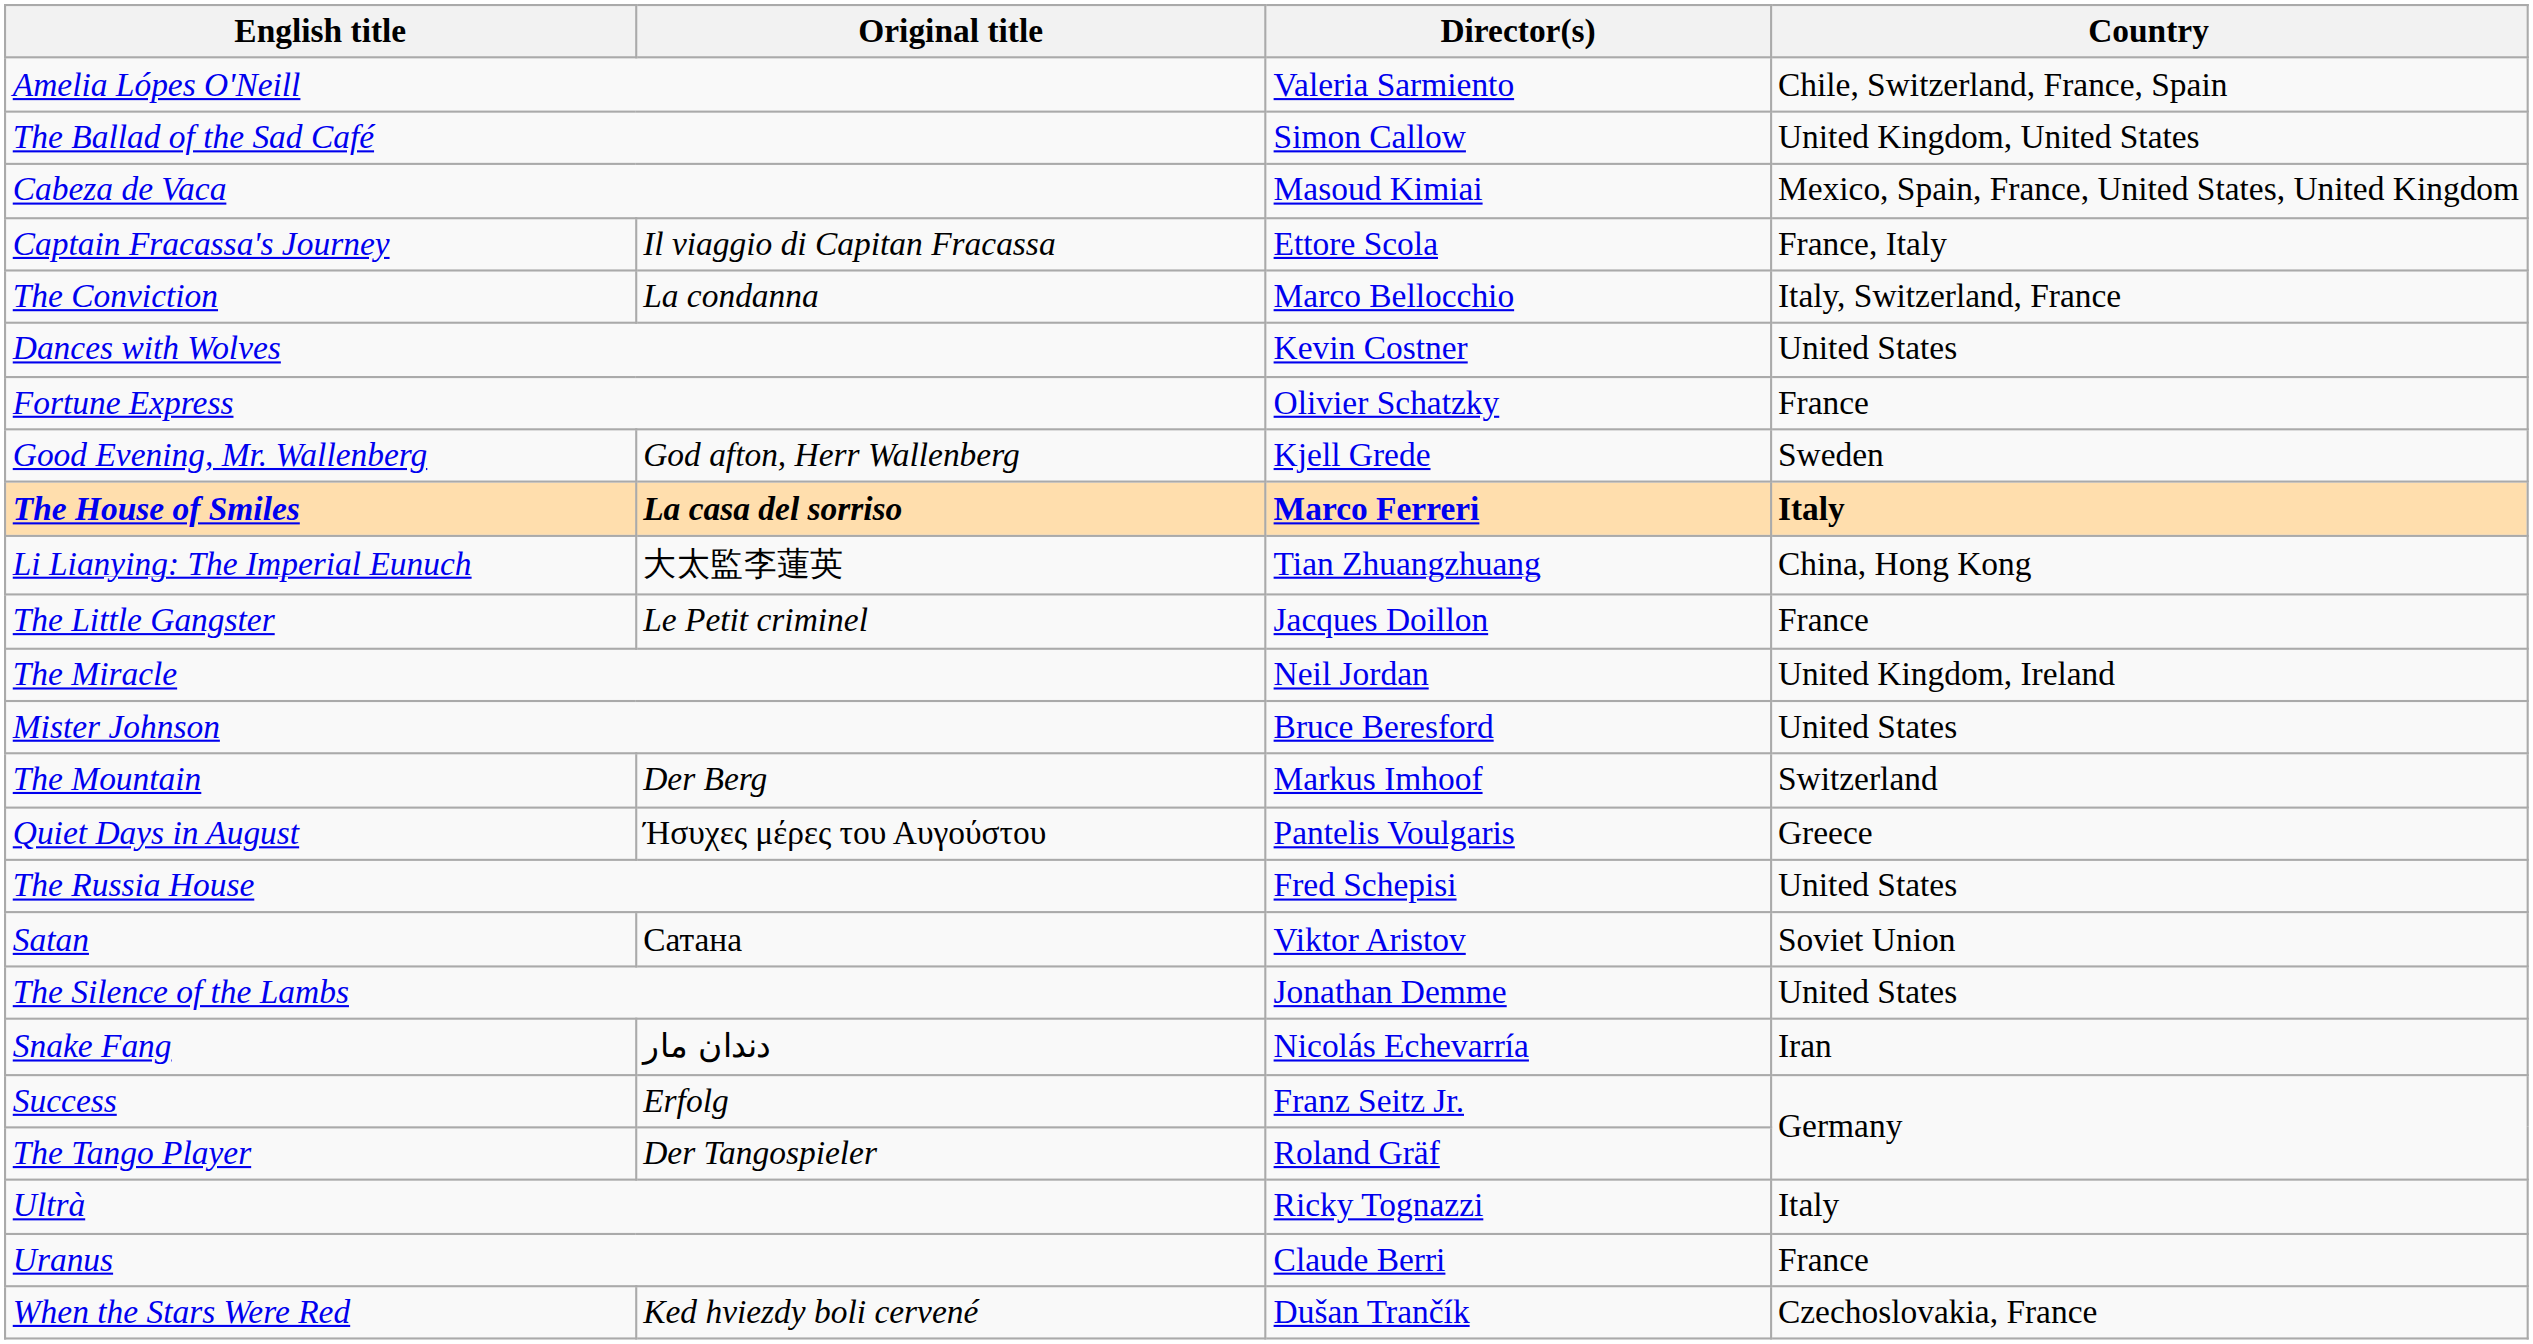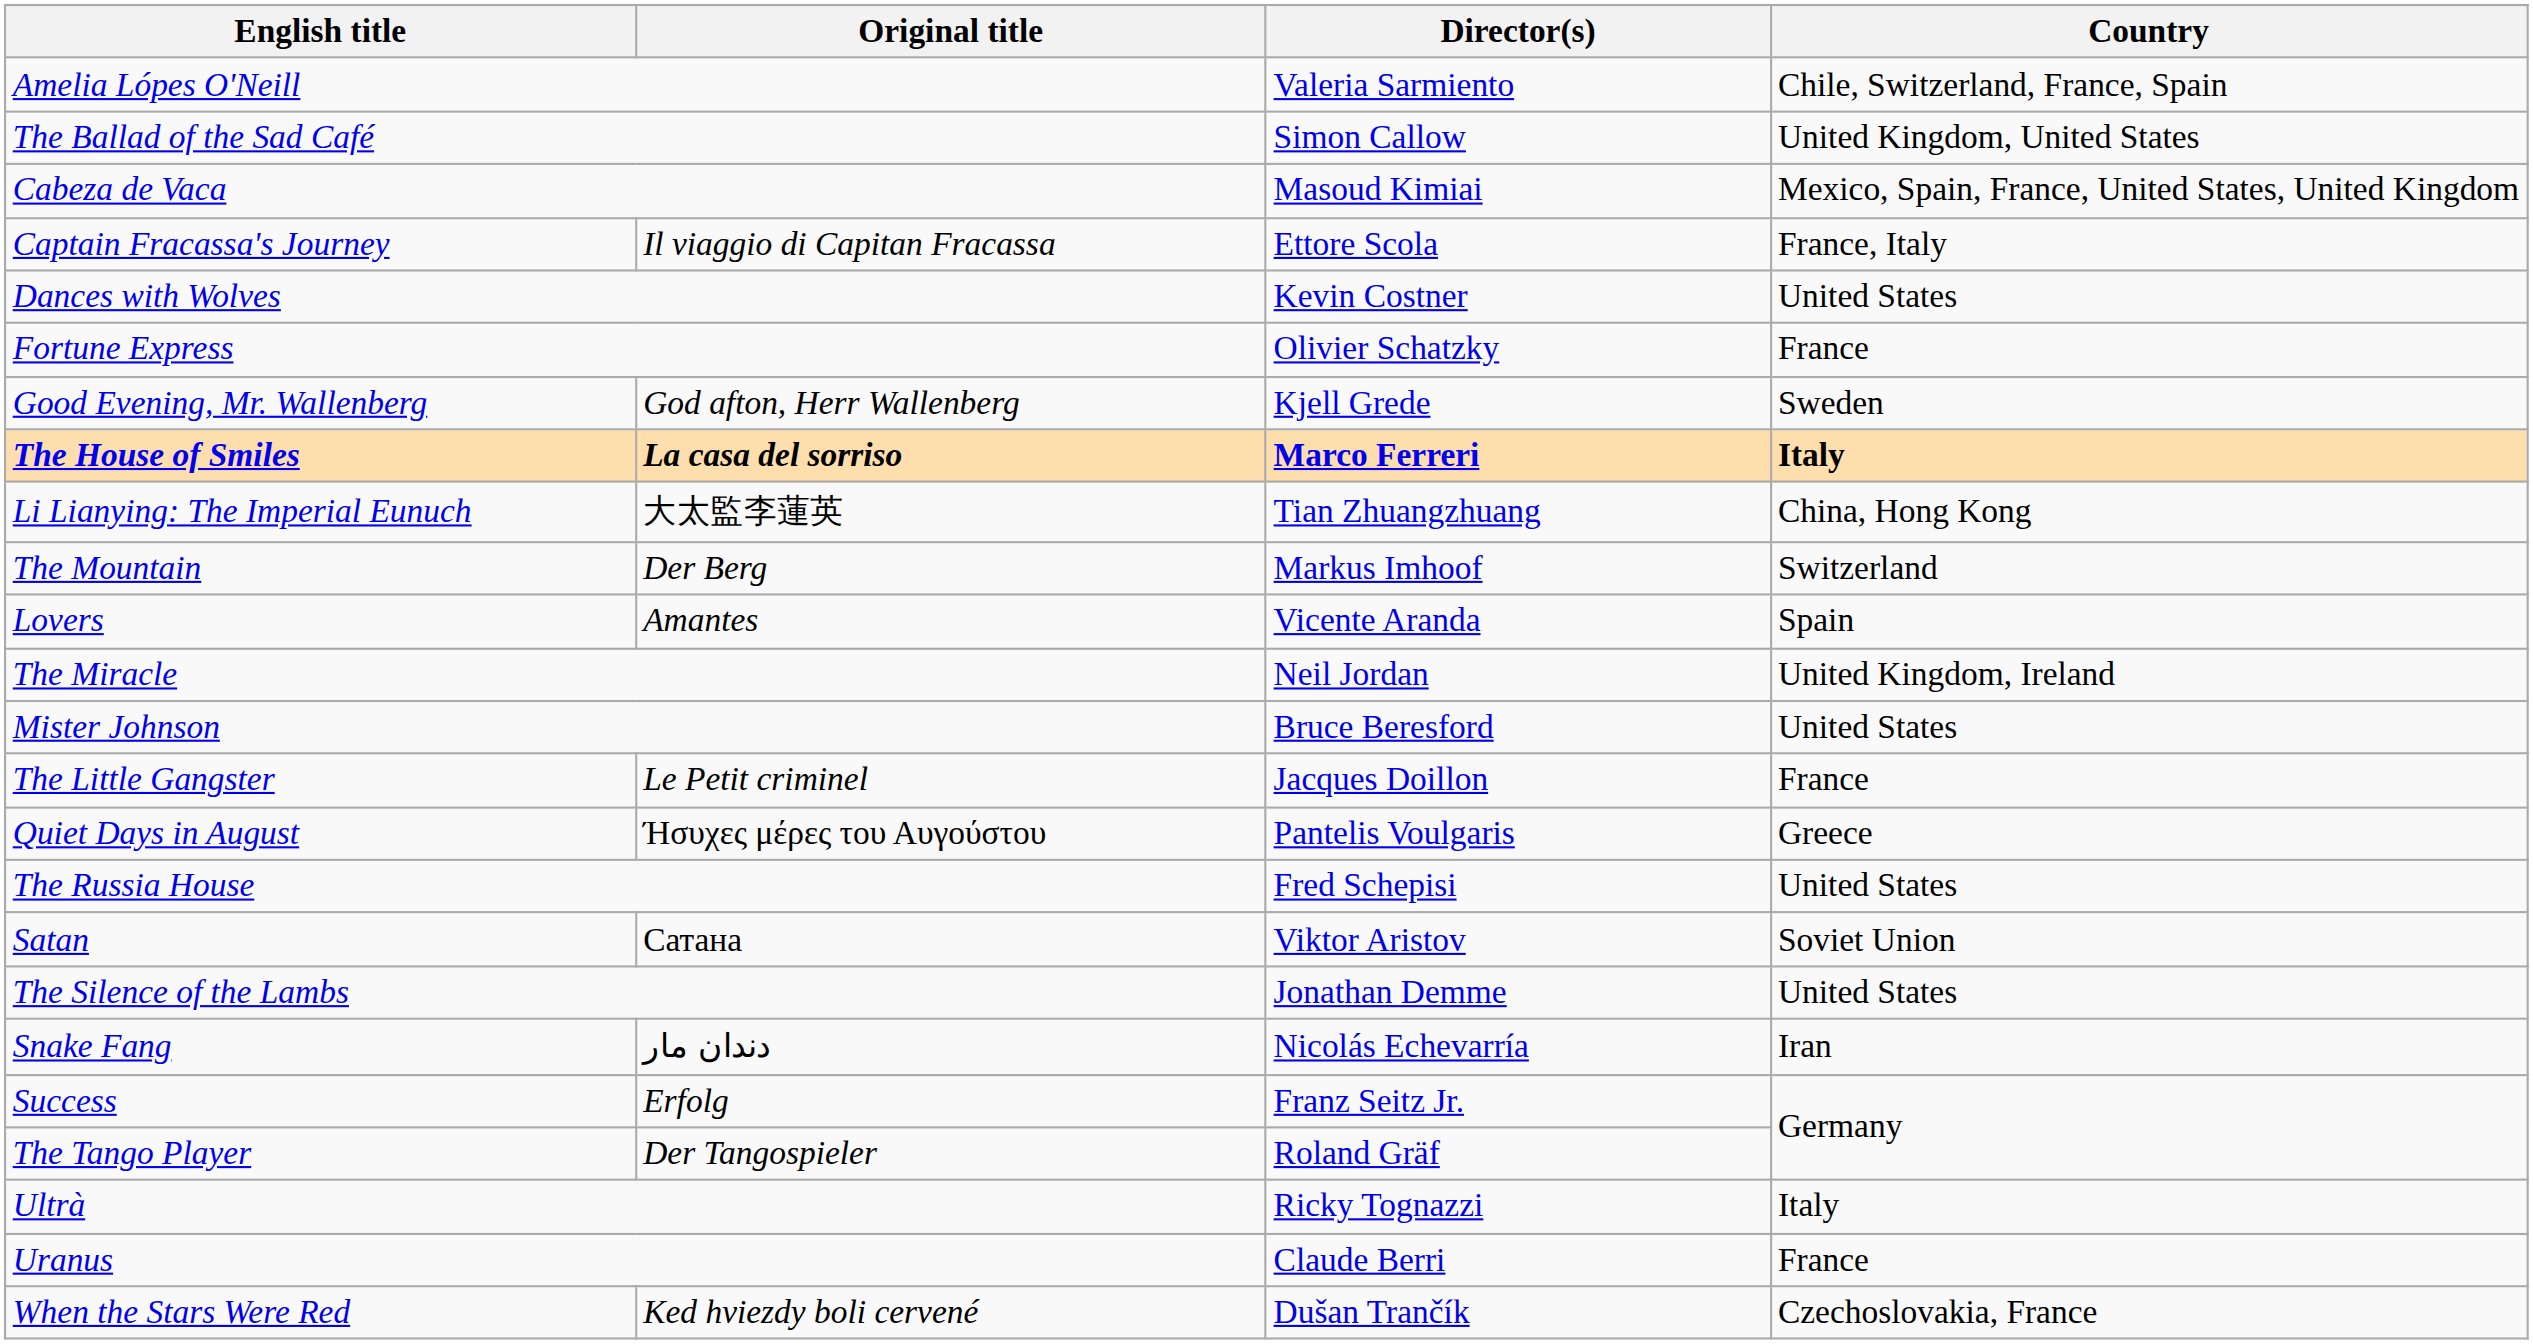- row: (115, 296)
rows swapped: (144, 620) <-> (107, 779)
+ row: (58, 620)
